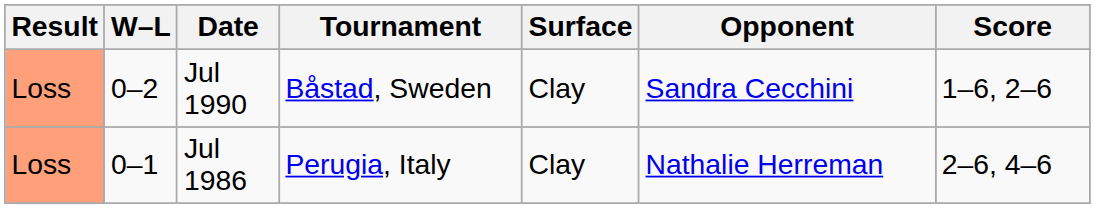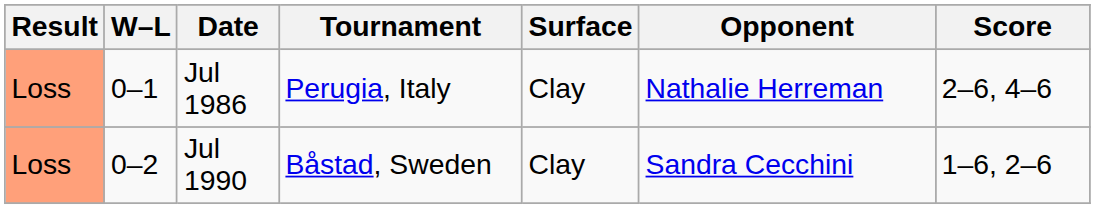rows swapped: (215, 164) <-> (215, 87)
